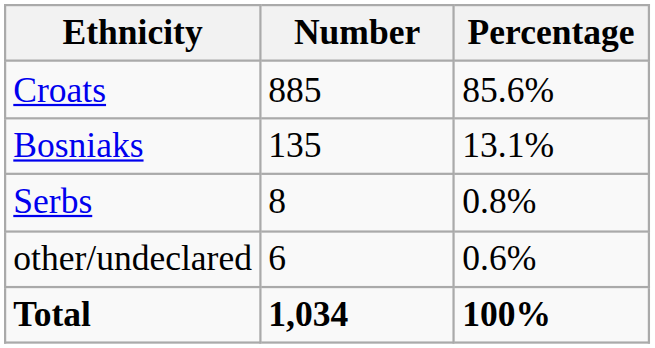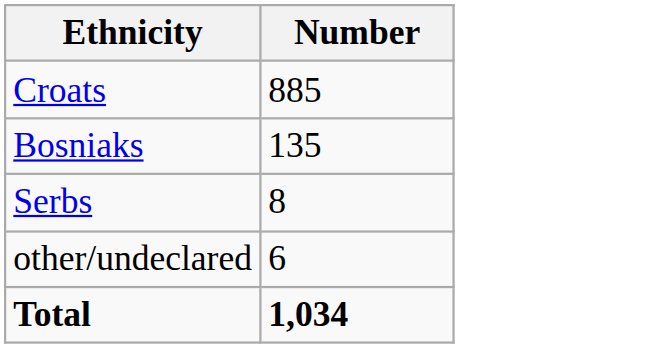- column: (551, 32)
